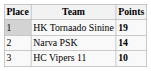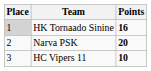(123, 27) 19 -> (123, 27) 16
(123, 43) 14 -> (123, 43) 20
